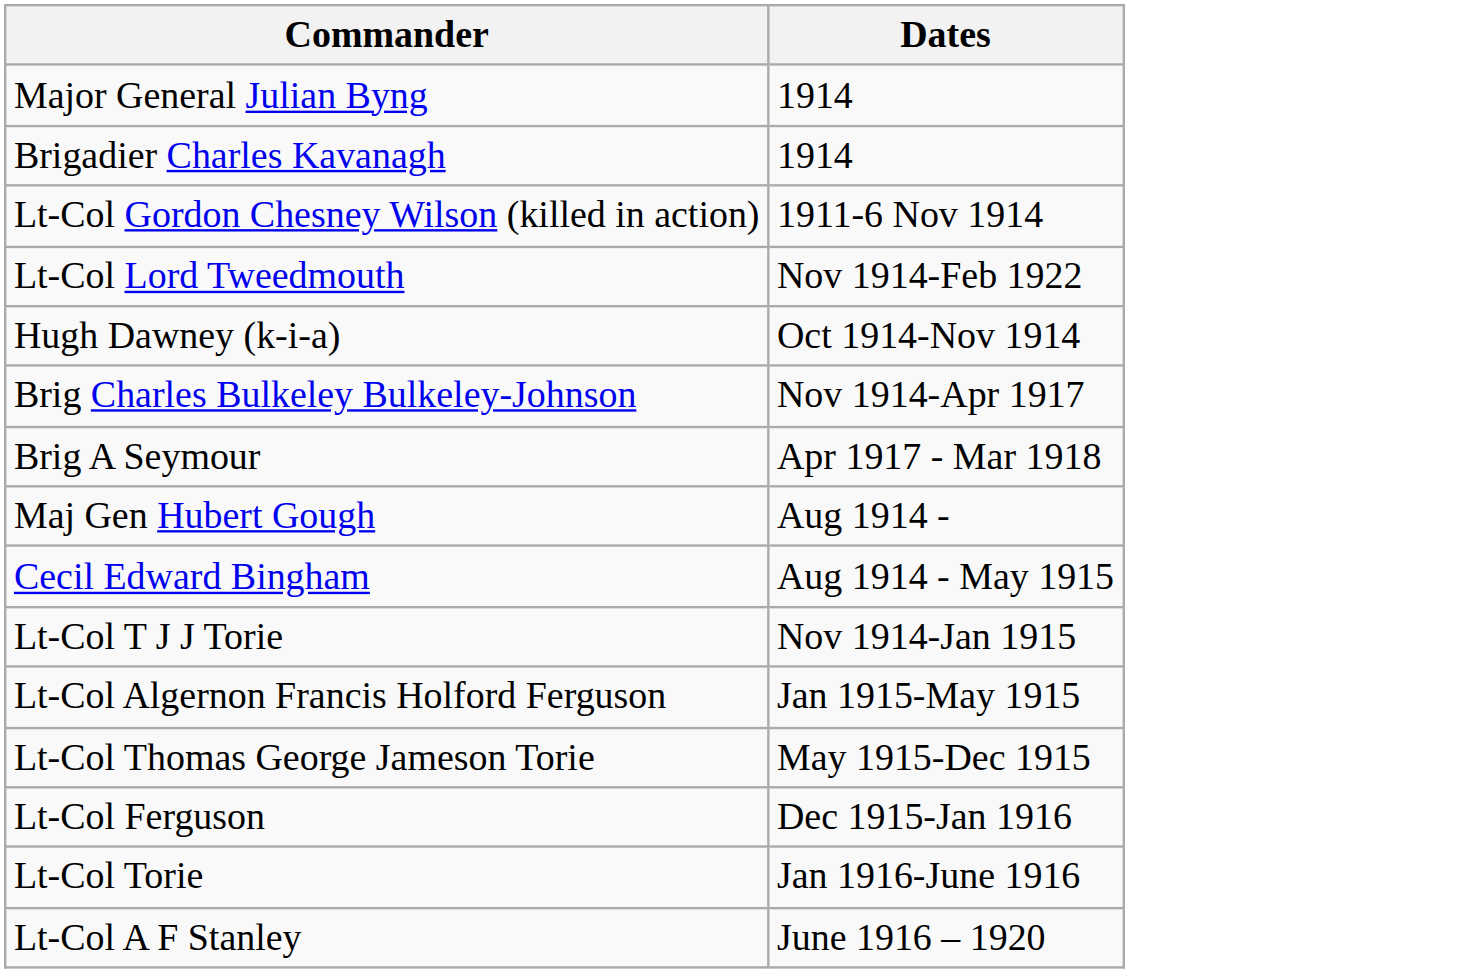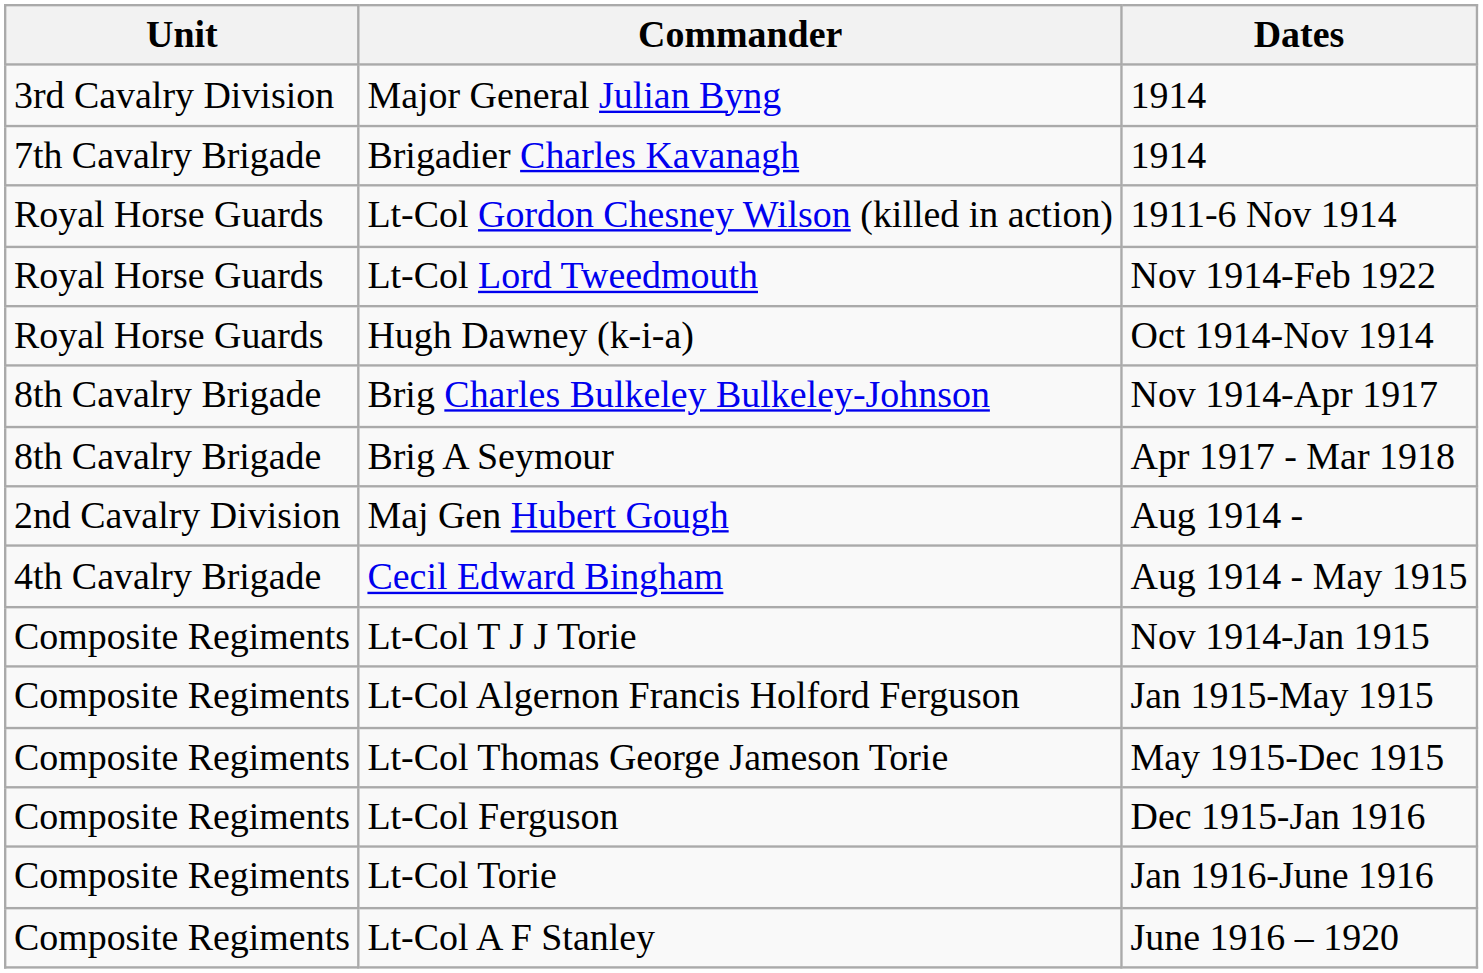+ column: (182, 34)
